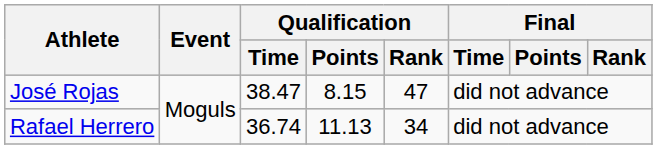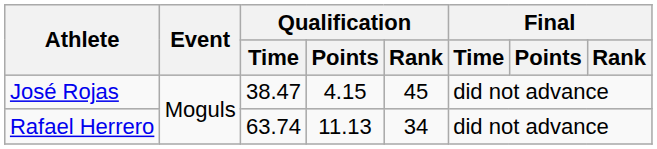(345, 92) 8.15 -> (345, 92) 4.15
(416, 92) 47 -> (416, 92) 45
(274, 127) 36.74 -> (274, 127) 63.74
